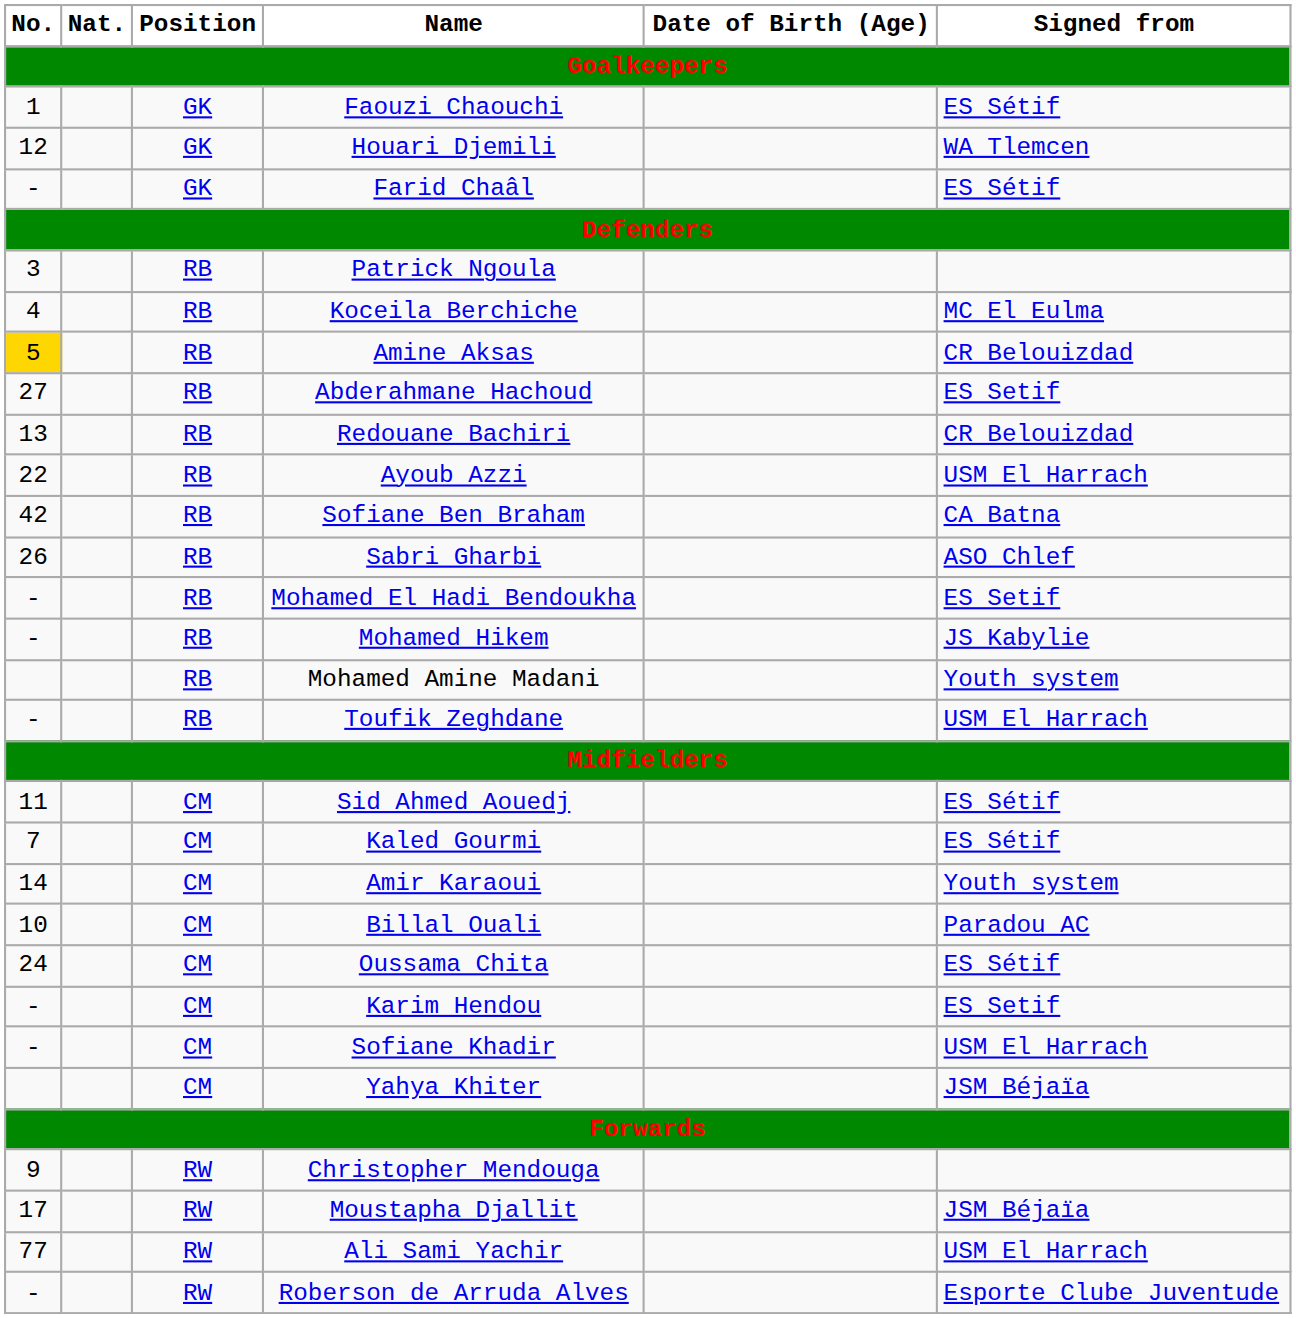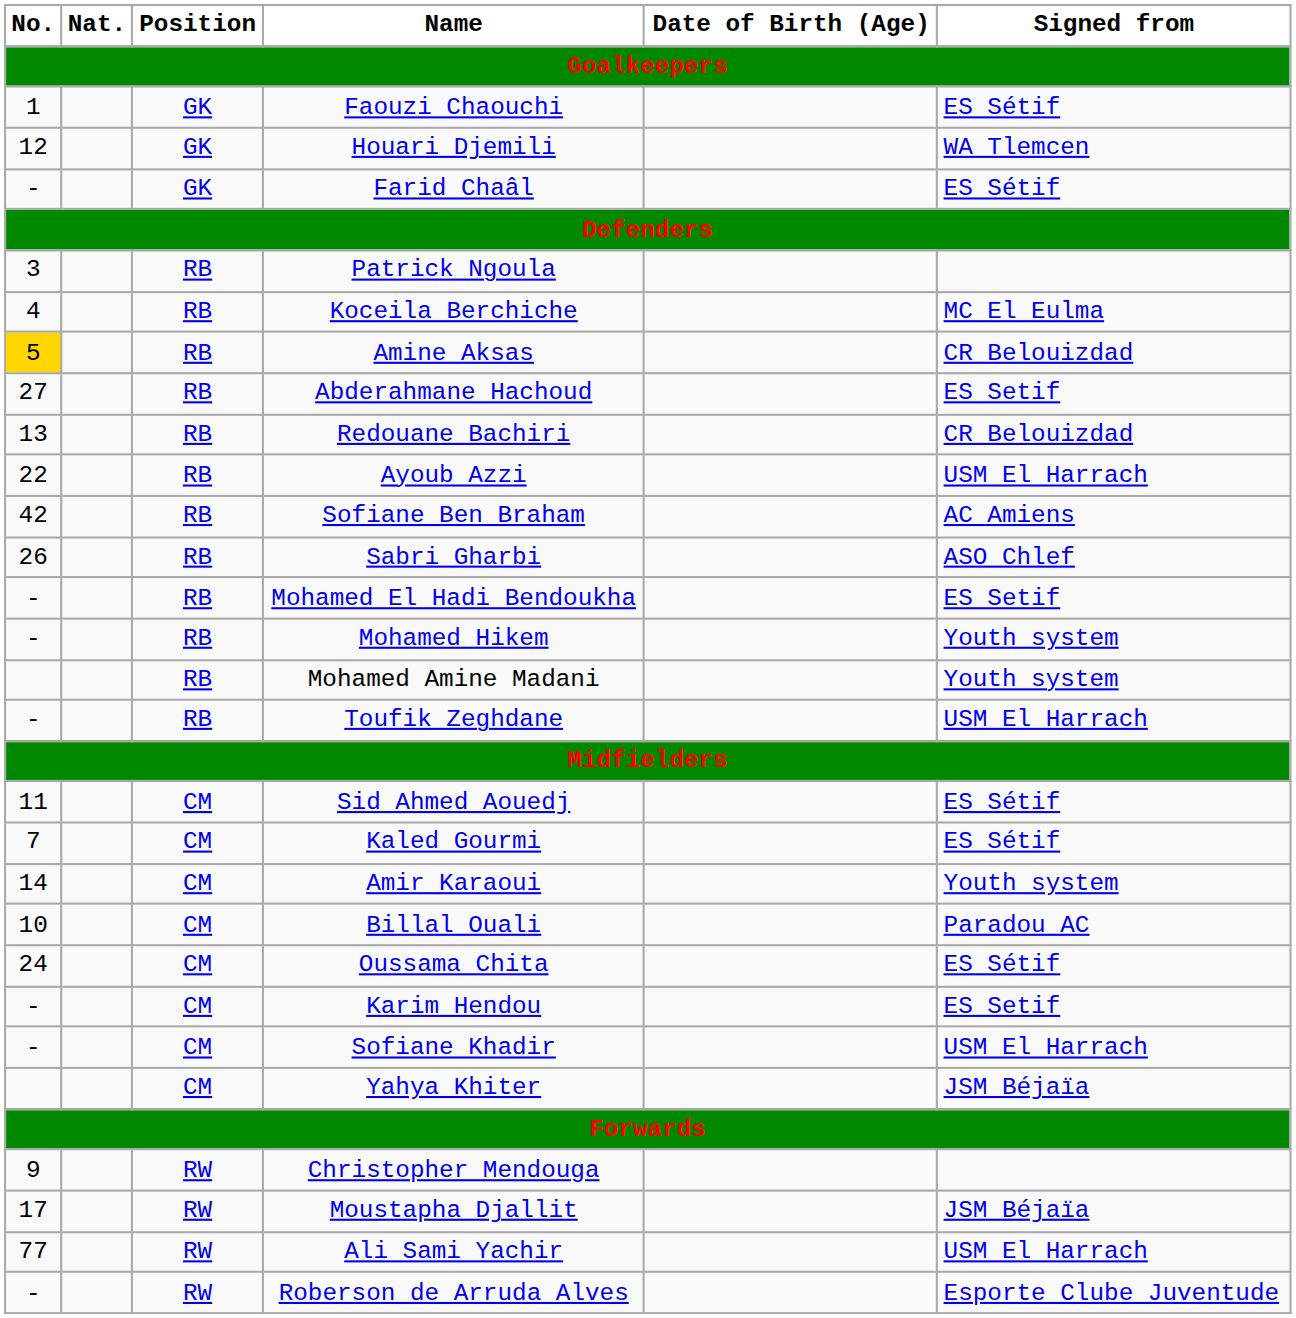(1002, 516) CA Batna -> (1009, 516) AC Amiens
(1017, 638) JS Kabylie -> (1031, 638) Youth system
